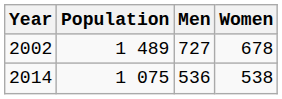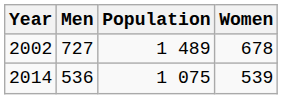columns swapped: (115, 19) <-> (194, 19)
(257, 78) 538 -> (257, 78) 539
